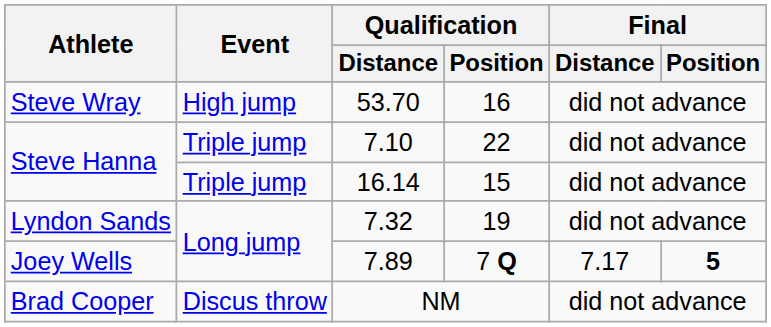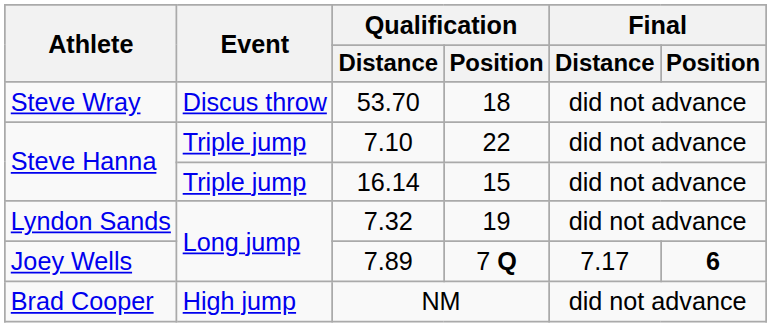(239, 103) High jump -> (255, 103) Discus throw
(497, 103) 16 -> (497, 103) 18
(713, 262) 5 -> (713, 262) 6
(255, 302) Discus throw -> (239, 302) High jump
